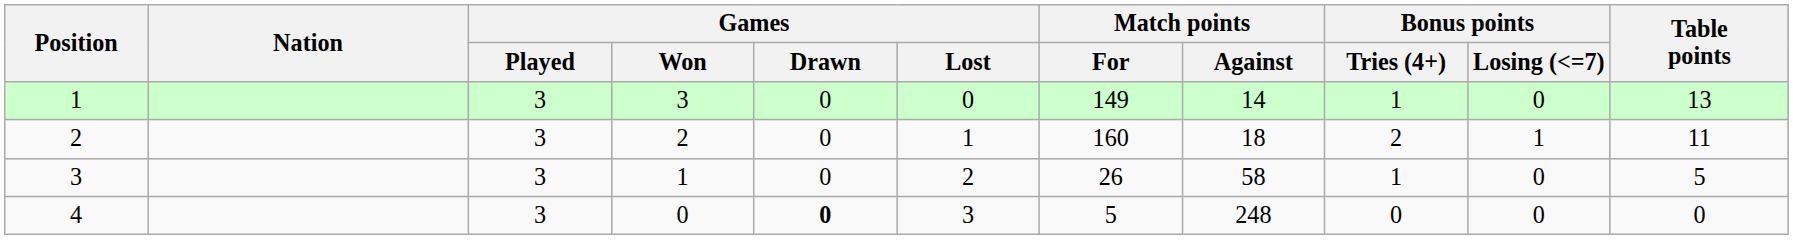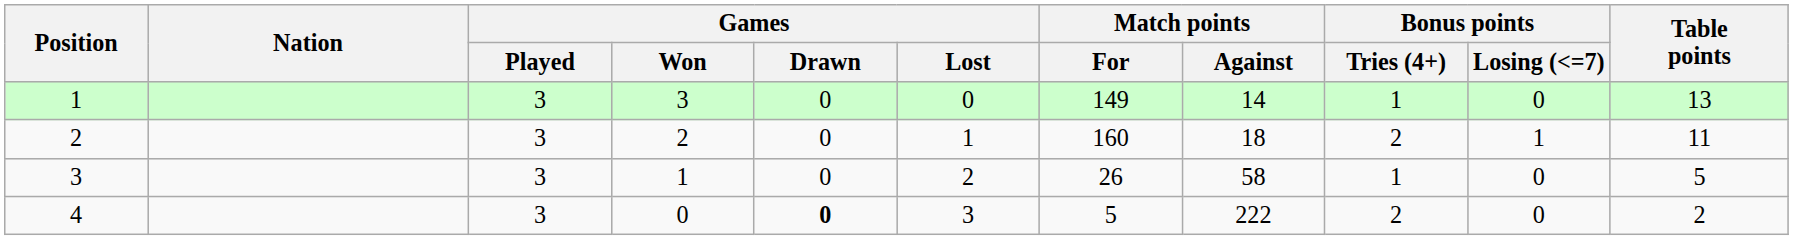(1253, 215) 248 -> (1253, 215) 222
(1396, 215) 0 -> (1396, 215) 2
(1699, 215) 0 -> (1699, 215) 2
